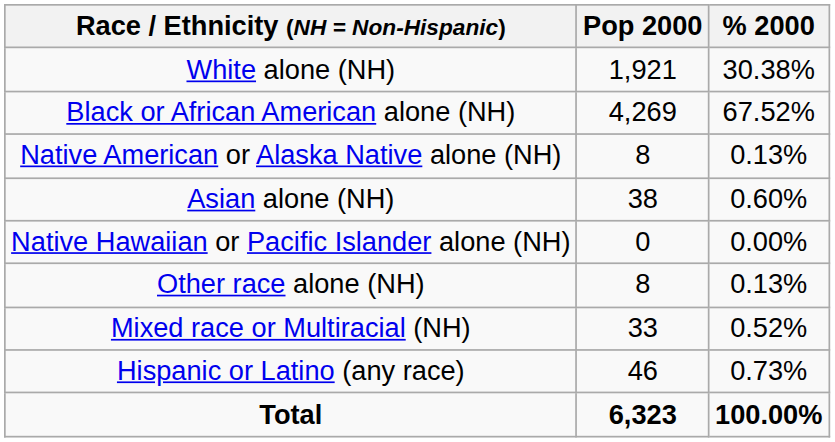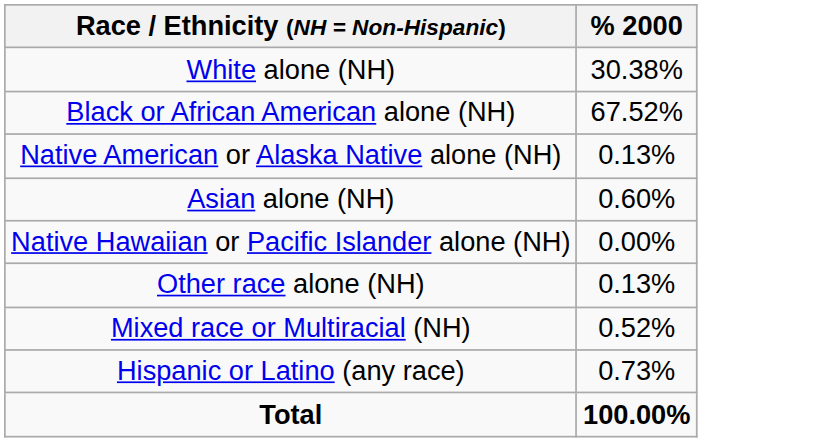- column: (643, 26)
